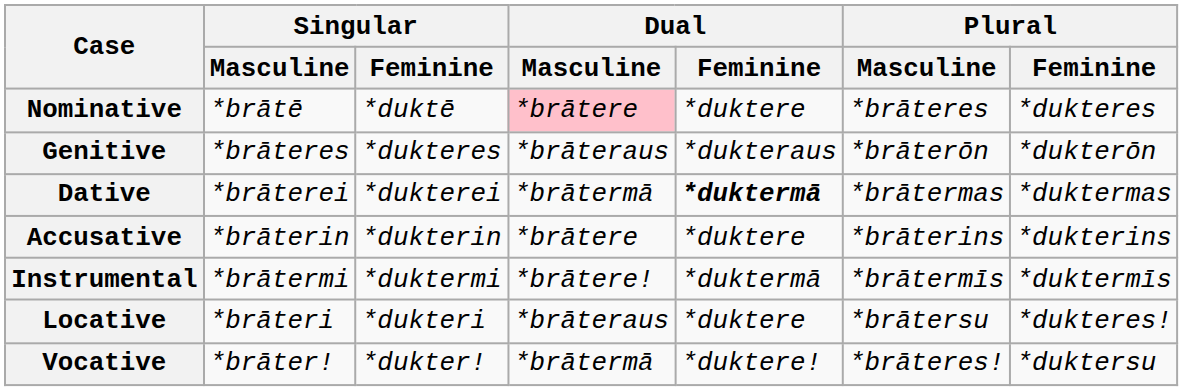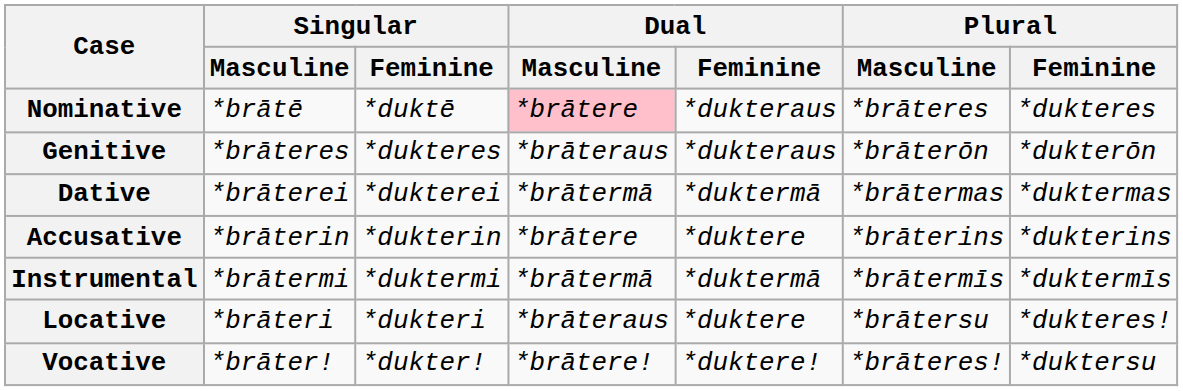(744, 110) *duktere -> (759, 110) *dukteraus
(751, 195) bold -> (751, 195) normal
(584, 279) *brātere! -> (584, 279) *brātermā
(584, 363) *brātermā -> (584, 363) *brātere!
